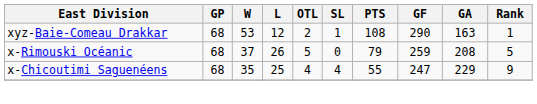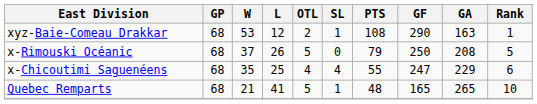(420, 52) 259 -> (420, 52) 250
(510, 70) 9 -> (510, 70) 6
+ row: (59, 89)
